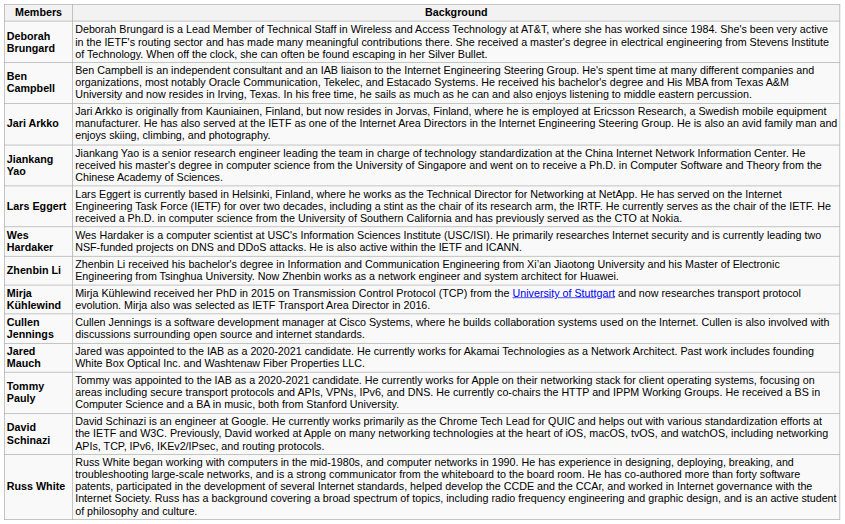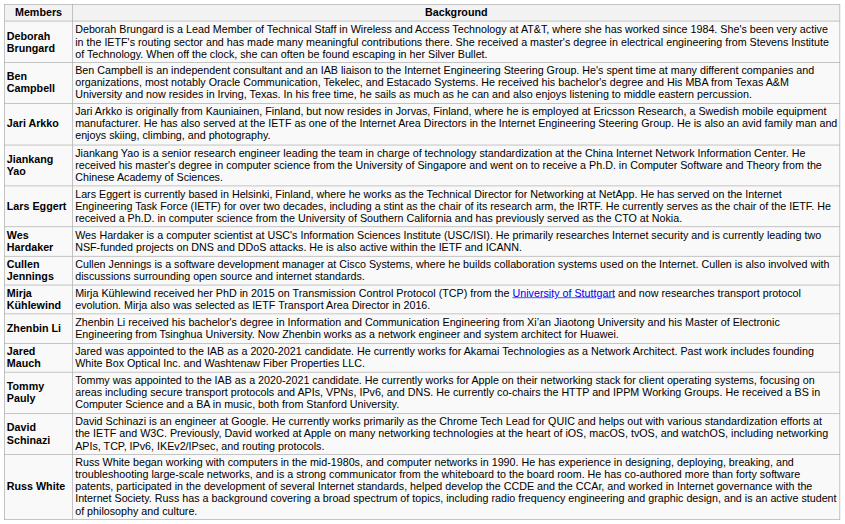rows swapped: (30, 328) <-> (34, 270)
